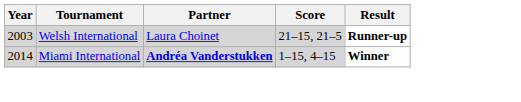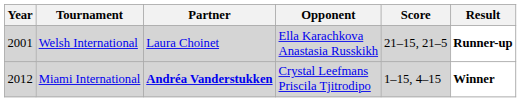+ column: (328, 15)
(20, 36) 2003 -> (20, 43) 2001
(20, 57) 2014 -> (20, 79) 2012
